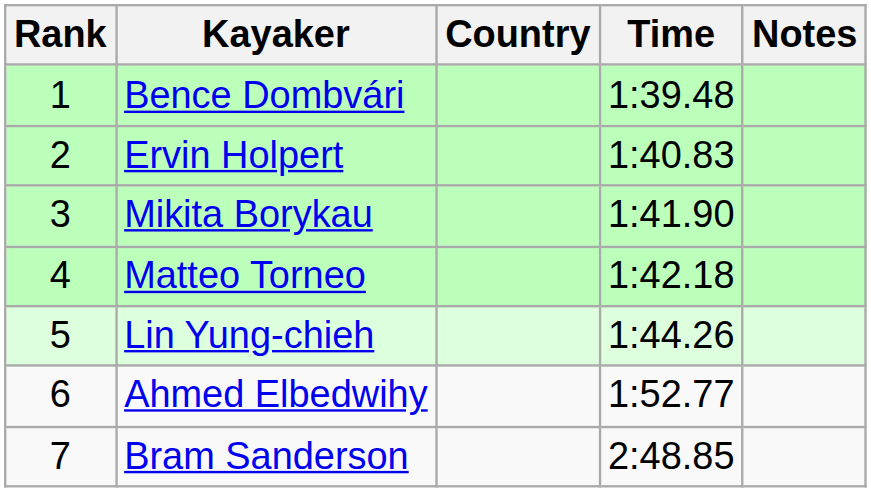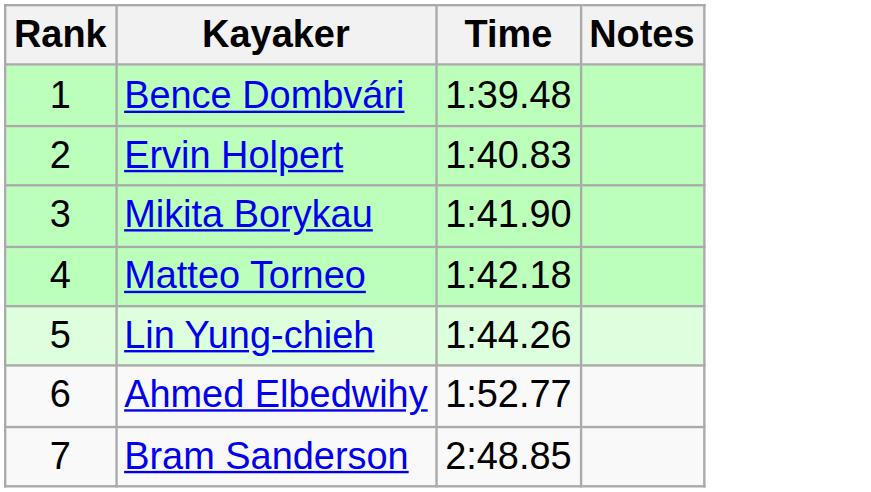- column: (518, 34)
